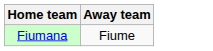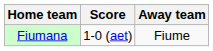+ column: (108, 14)
